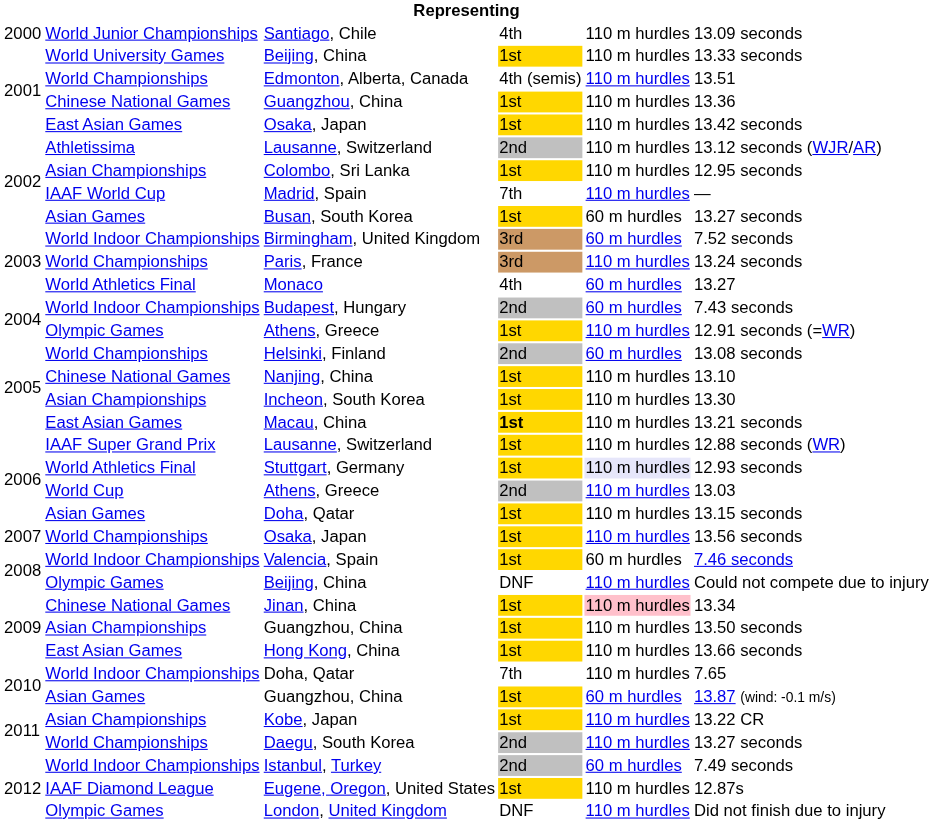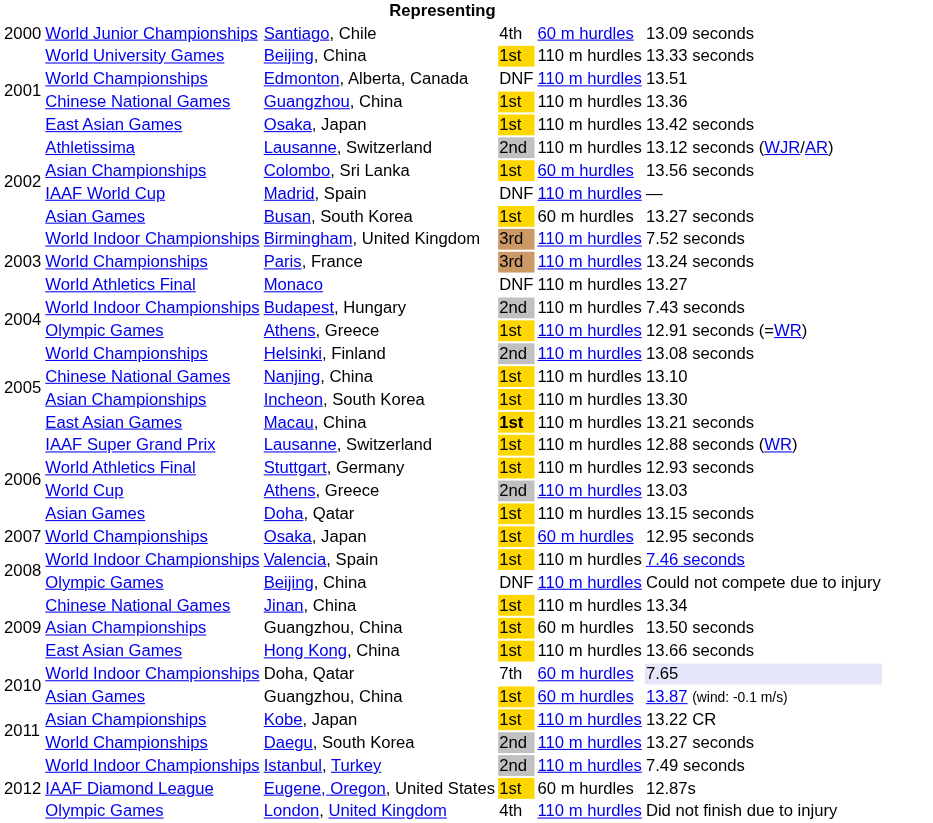(638, 33) 110 m hurdles -> (586, 33) 60 m hurdles
(540, 79) 4th (semis) -> (516, 79) DNF
(638, 170) 110 m hurdles -> (586, 170) 60 m hurdles
(748, 170) 12.95 seconds -> (700, 170) 13.56 seconds
(511, 193) 7th -> (516, 193) DNF
(634, 239) 60 m hurdles -> (590, 239) 110 m hurdles
(511, 285) 4th -> (516, 285) DNF
(634, 285) 60 m hurdles -> (590, 285) 110 m hurdles
(634, 307) 60 m hurdles -> (590, 307) 110 m hurdles
(634, 353) 60 m hurdles -> (590, 353) 110 m hurdles
(638, 468) lavender background -> (590, 468) no background
(638, 536) 110 m hurdles -> (586, 536) 60 m hurdles
(748, 536) 13.56 seconds -> (700, 536) 12.95 seconds
(634, 559) 60 m hurdles -> (590, 559) 110 m hurdles
(638, 605) pink background -> (590, 605) no background
(638, 628) 110 m hurdles -> (586, 628) 60 m hurdles
(638, 673) 110 m hurdles -> (586, 673) 60 m hurdles
(710, 673) no background -> (662, 673) lavender background
(634, 765) 60 m hurdles -> (590, 765) 110 m hurdles
(638, 788) 110 m hurdles -> (586, 788) 60 m hurdles
(516, 811) DNF -> (511, 811) 4th
